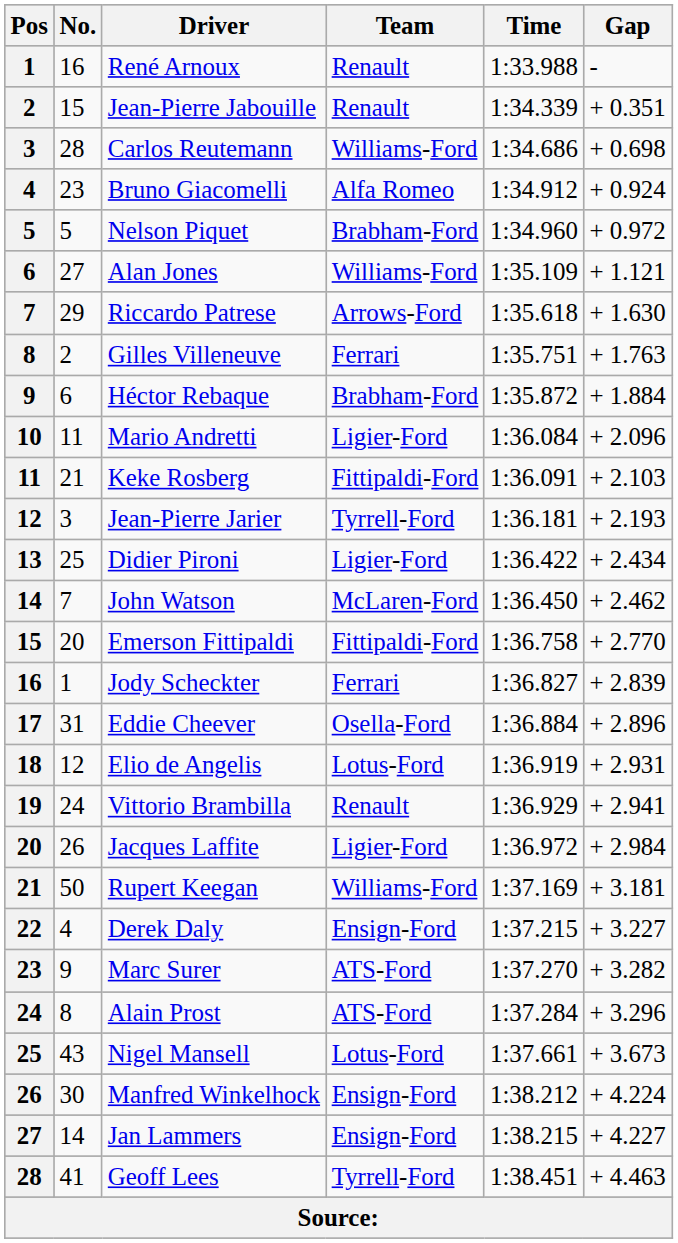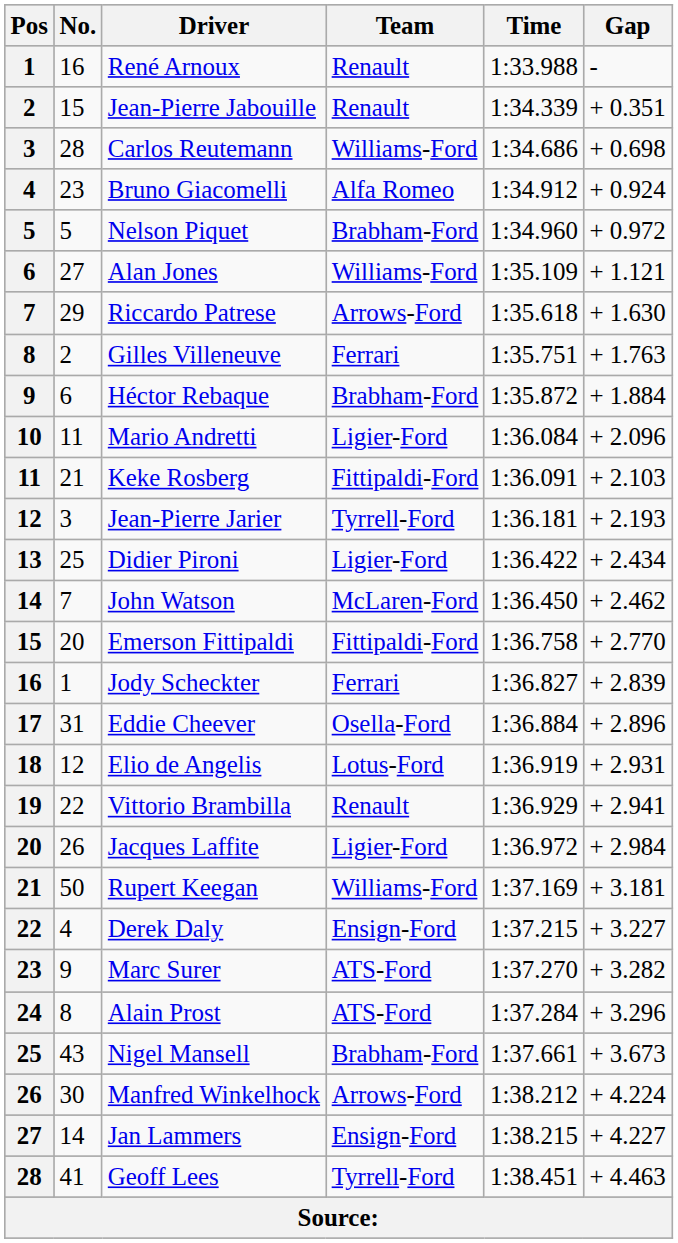(72, 806) 24 -> (72, 806) 22
(388, 1052) Lotus-Ford -> (405, 1052) Brabham-Ford
(394, 1093) Ensign-Ford -> (397, 1093) Arrows-Ford
